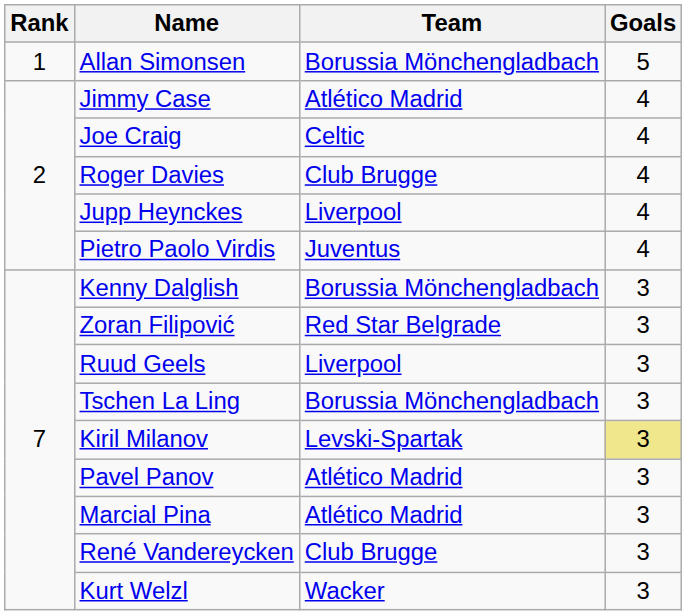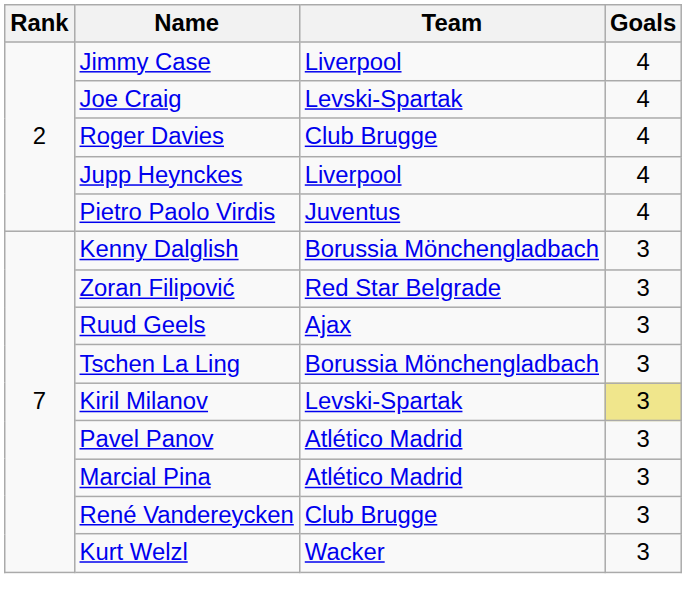- row: (162, 61)
(384, 99) Atlético Madrid -> (353, 61) Liverpool
(335, 136) Celtic -> (384, 99) Levski-Spartak
(353, 363) Liverpool -> (328, 325) Ajax
